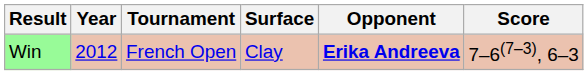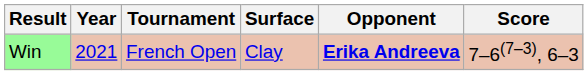(96, 51) 2012 -> (96, 51) 2021
